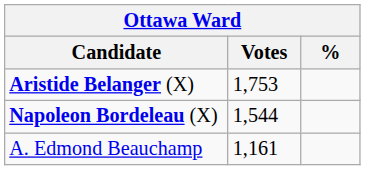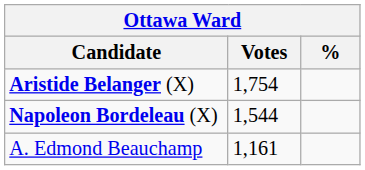(255, 84) 1,753 -> (255, 84) 1,754
